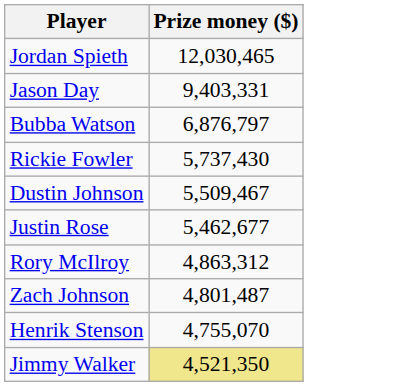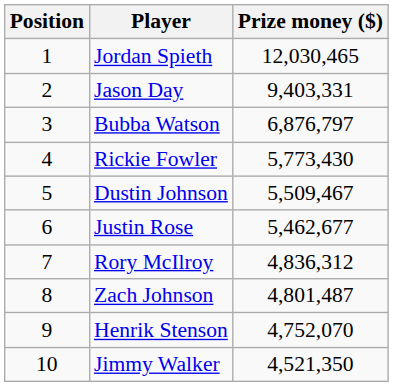+ column: (47, 21)
(226, 158) 5,737,430 -> (310, 158) 5,773,430
(226, 261) 4,863,312 -> (310, 261) 4,836,312
(226, 329) 4,755,070 -> (310, 329) 4,752,070
(226, 364) khaki background -> (310, 364) no background
